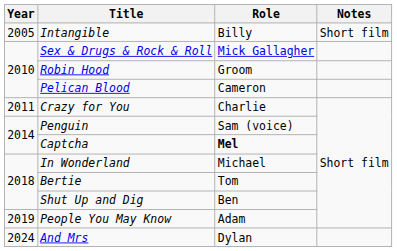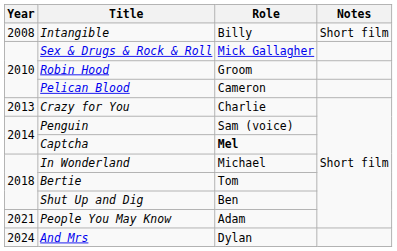(21, 32) 2005 -> (21, 32) 2008
(21, 107) 2011 -> (21, 107) 2013
(21, 219) 2019 -> (21, 219) 2021
